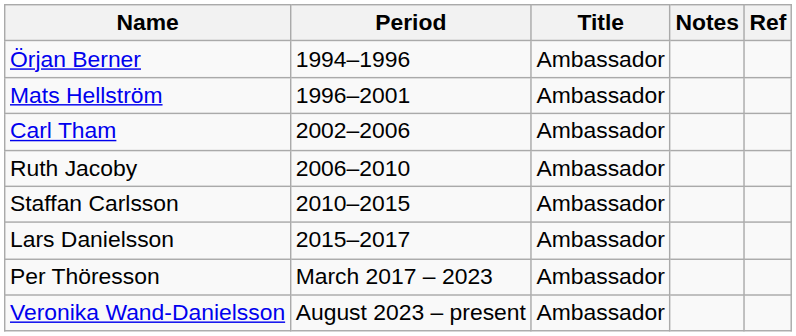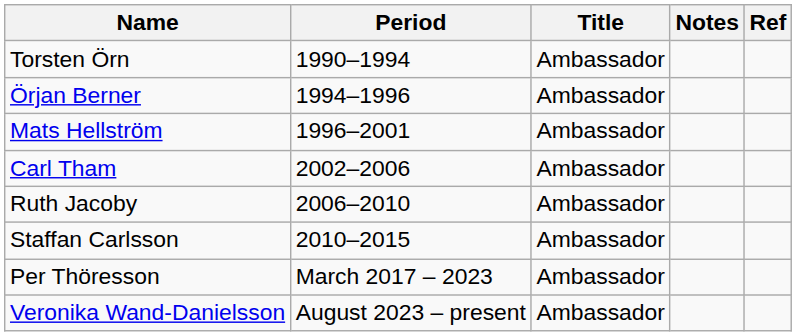+ row: (70, 58)
- row: (92, 240)
